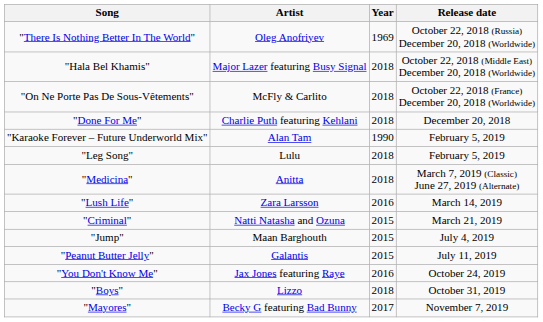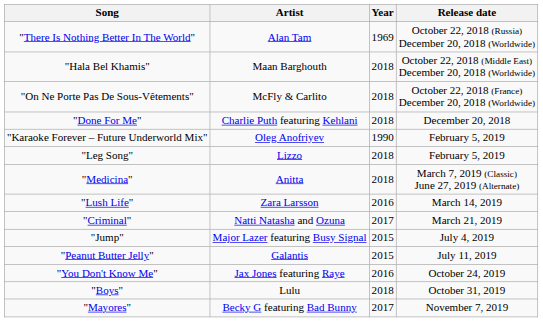(290, 36) Oleg Anofriyev -> (290, 36) Alan Tam
(290, 66) Major Lazer featuring Busy Signal -> (290, 66) Maan Barghouth
(290, 138) Alan Tam -> (290, 138) Oleg Anofriyev
(290, 155) Lulu -> (290, 155) Lizzo
(383, 220) 2015 -> (383, 220) 2017
(290, 238) Maan Barghouth -> (290, 238) Major Lazer featuring Busy Signal
(290, 290) Lizzo -> (290, 290) Lulu
